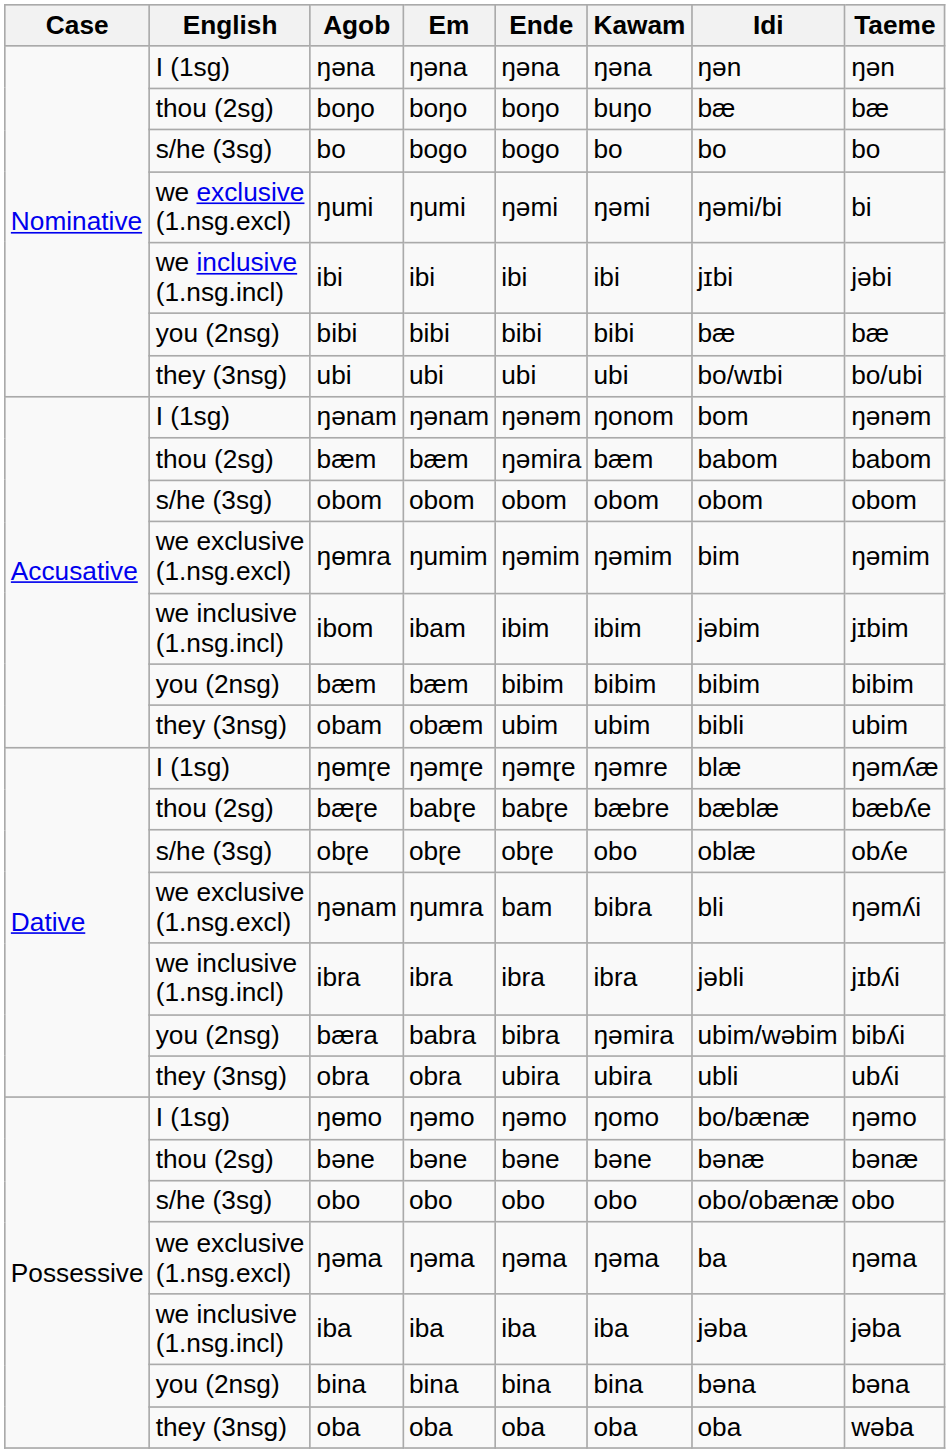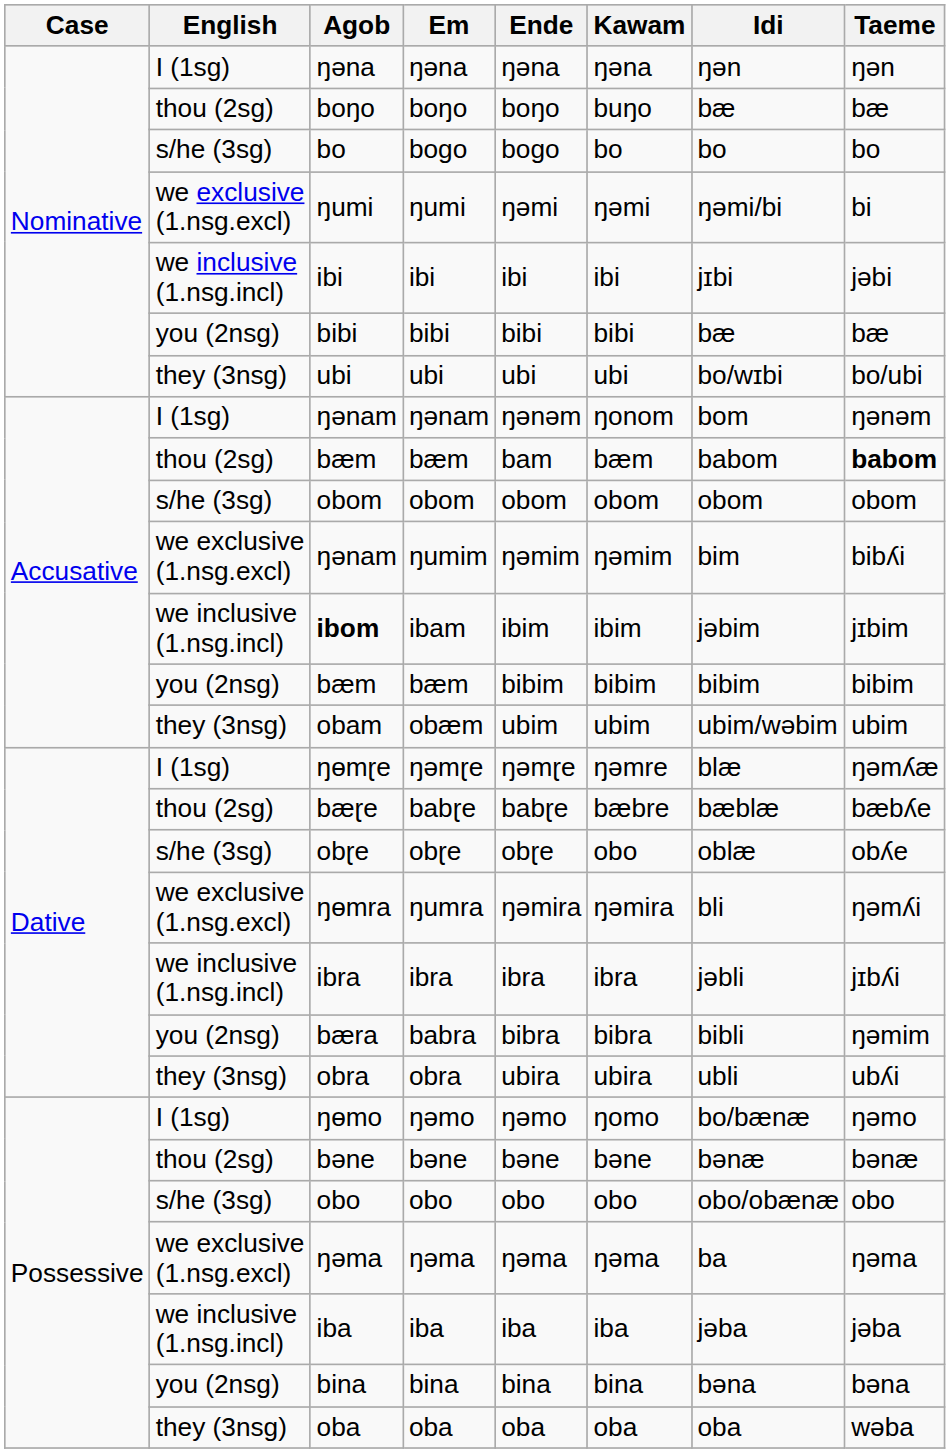(541, 458) ŋəmira -> (527, 458) bam
(891, 458) normal -> (894, 458) bold
(354, 556) ŋɵmra -> (357, 556) ŋənam
(891, 556) ŋəmim -> (878, 556) bibʎi
(345, 628) normal -> (348, 628) bold
(721, 725) bibli -> (768, 725) ubim/wəbim
(357, 907) ŋənam -> (354, 907) ŋɵmra
(527, 907) bam -> (541, 907) ŋəmira
(623, 907) bibra -> (634, 907) ŋəmira
(634, 1034) ŋəmira -> (623, 1034) bibra
(768, 1034) ubim/wəbim -> (721, 1034) bibli
(878, 1034) bibʎi -> (891, 1034) ŋəmim
